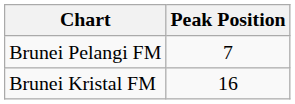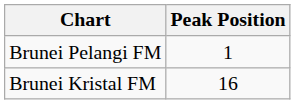(228, 51) 7 -> (228, 51) 1
